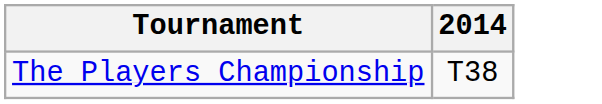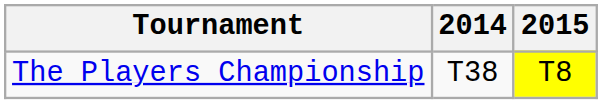+ column: (555, 29)
